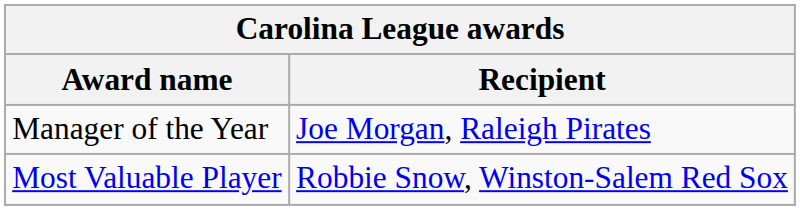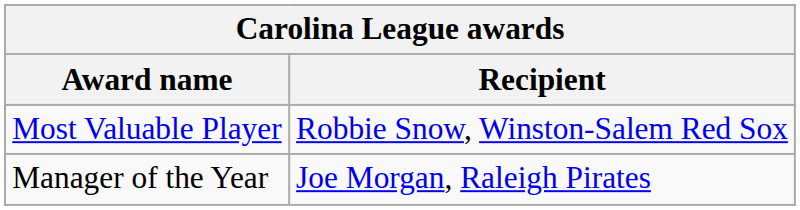rows swapped: (147, 178) <-> (140, 128)
